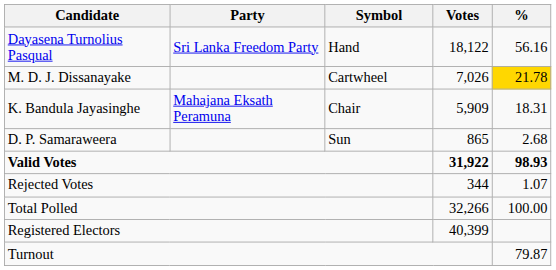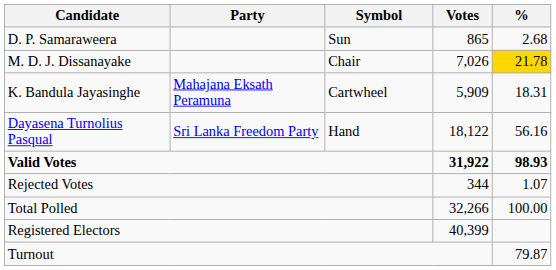rows swapped: (65, 46) <-> (62, 139)
(358, 77) Cartwheel -> (344, 61) Chair
(344, 108) Chair -> (358, 92) Cartwheel
